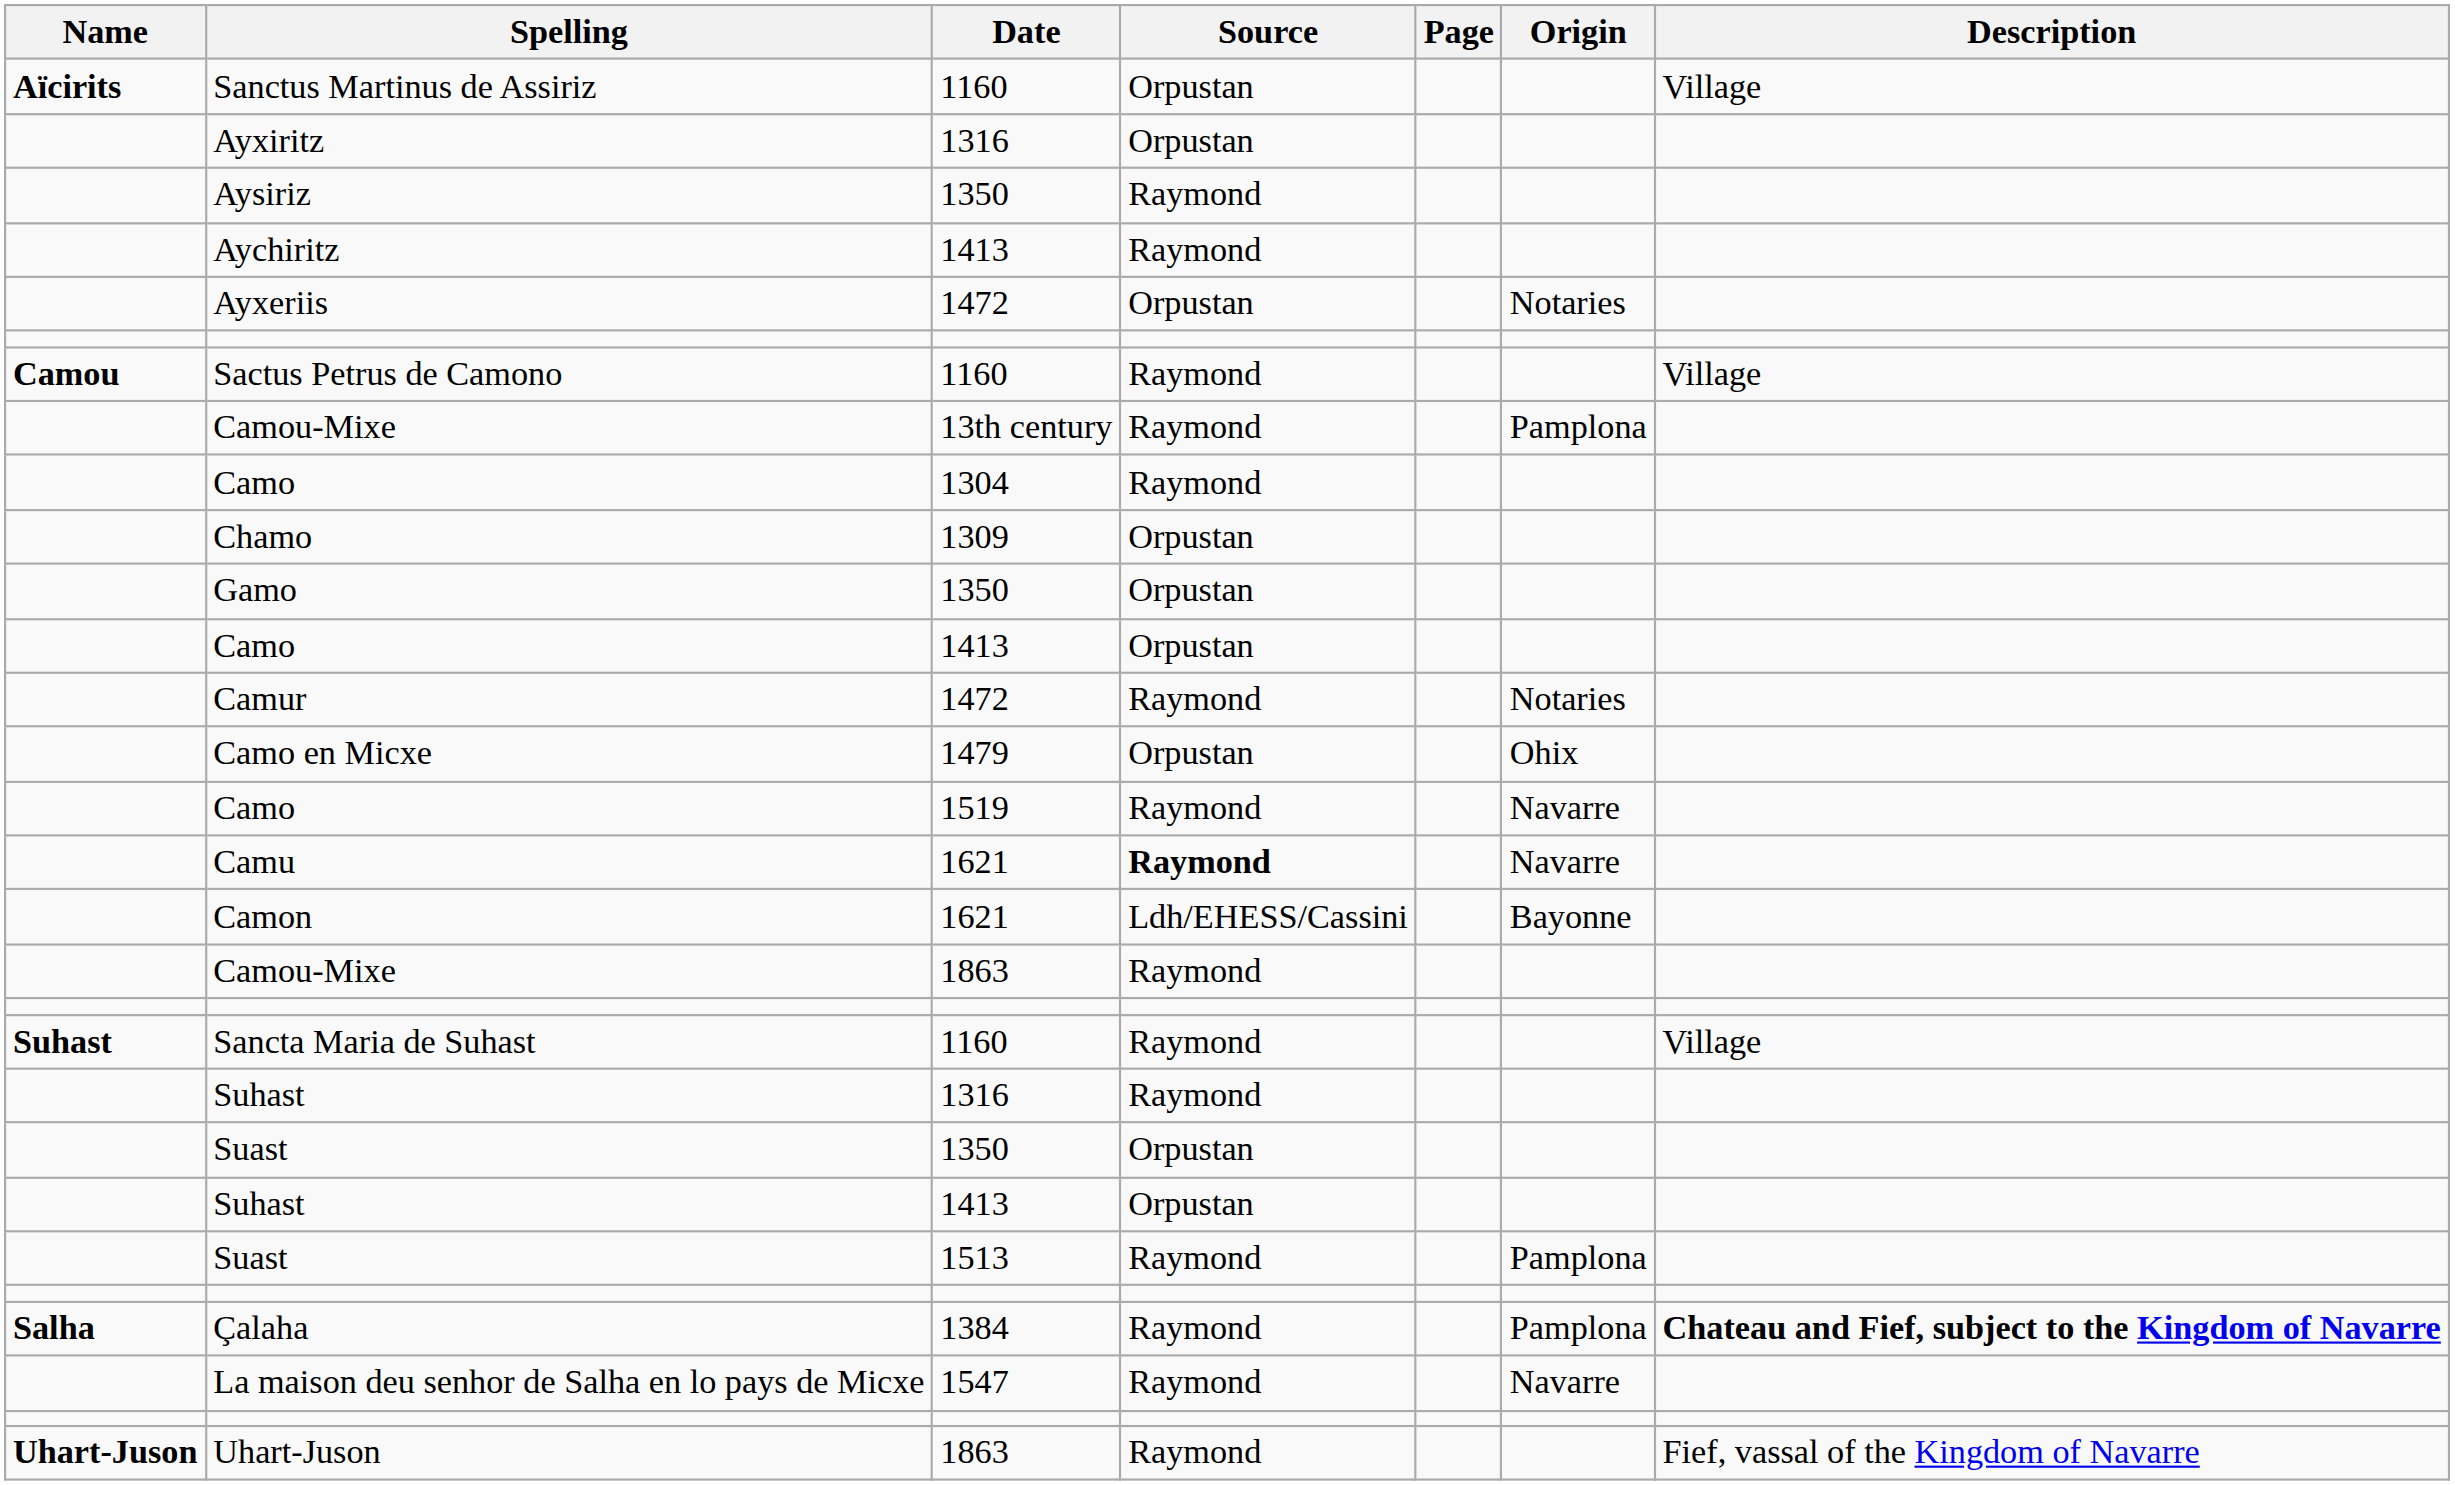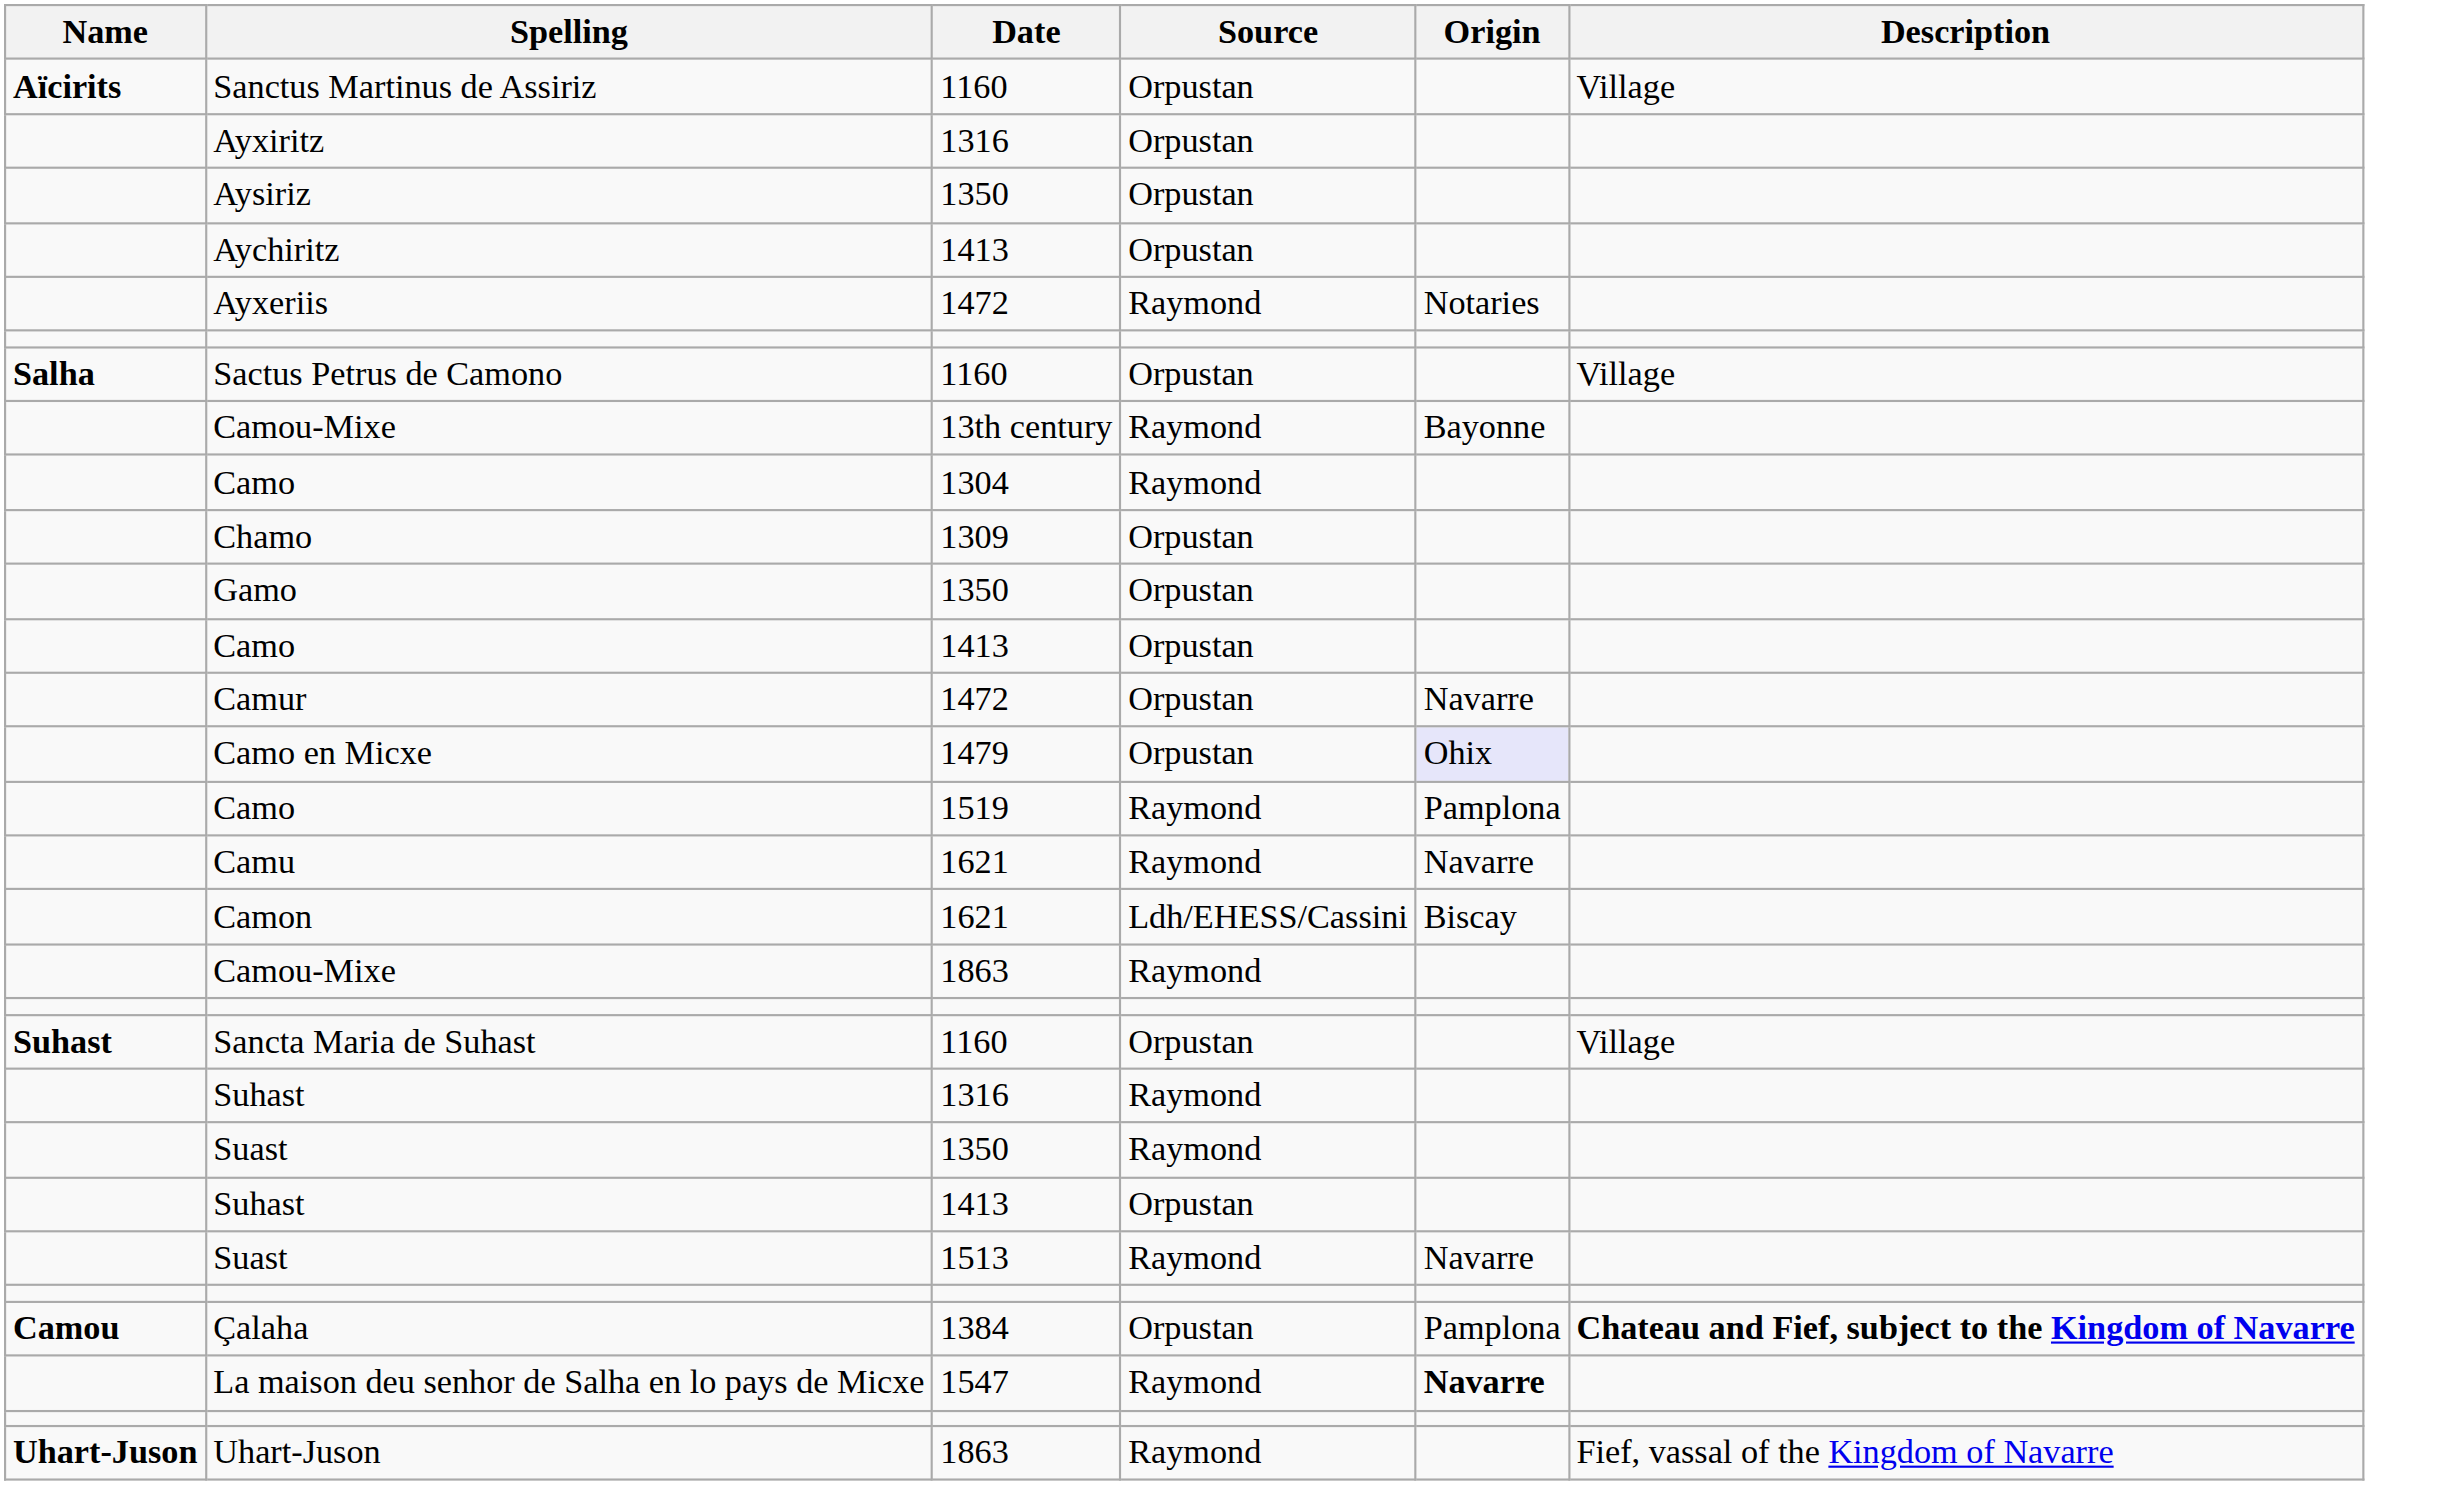- column: (1459, 31)
(1195, 194) Raymond -> (1191, 194) Orpustan
(1195, 248) Raymond -> (1191, 248) Orpustan
(1191, 303) Orpustan -> (1195, 303) Raymond
(66, 373) Camou -> (54, 373) Salha
(1195, 373) Raymond -> (1191, 373) Orpustan
(1578, 427) Pamplona -> (1485, 427) Bayonne
(1195, 699) Raymond -> (1191, 699) Orpustan
(1568, 699) Notaries -> (1479, 699) Navarre
(1544, 753) no background -> (1458, 753) lavender background
(1565, 807) Navarre -> (1492, 807) Pamplona
(1200, 861) bold -> (1195, 861) normal
(1571, 916) Bayonne -> (1470, 916) Biscay
(1195, 1040) Raymond -> (1191, 1040) Orpustan
(1191, 1149) Orpustan -> (1195, 1149) Raymond
(1578, 1257) Pamplona -> (1479, 1257) Navarre
(54, 1327) Salha -> (66, 1327) Camou
(1195, 1327) Raymond -> (1191, 1327) Orpustan
(1565, 1382) normal -> (1484, 1382) bold
